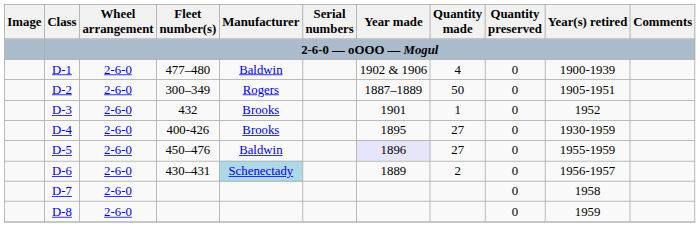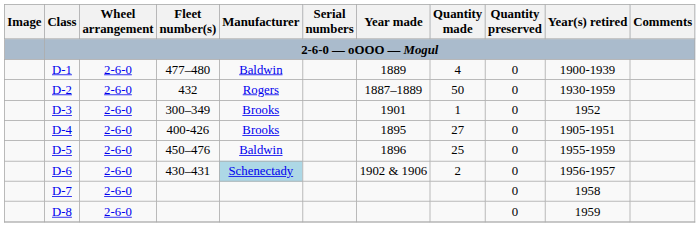(393, 69) 1902 & 1906 -> (393, 69) 1889
(188, 89) 300–349 -> (188, 89) 432
(588, 89) 1905-1951 -> (588, 89) 1930-1959
(188, 110) 432 -> (188, 110) 300–349
(588, 130) 1930-1959 -> (588, 130) 1905-1951
(393, 150) lavender background -> (393, 150) no background
(458, 150) 27 -> (458, 150) 25
(393, 171) 1889 -> (393, 171) 1902 & 1906
